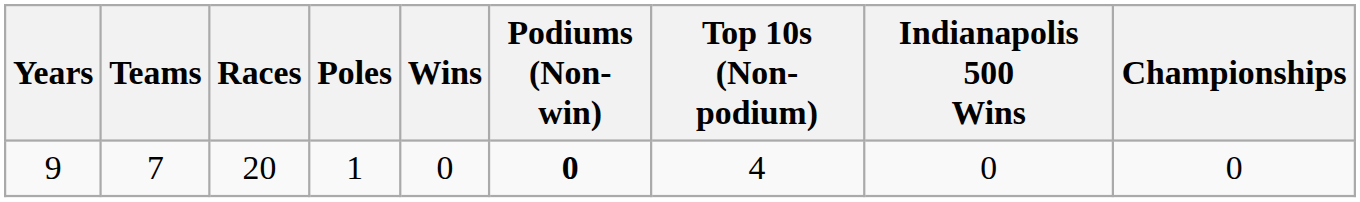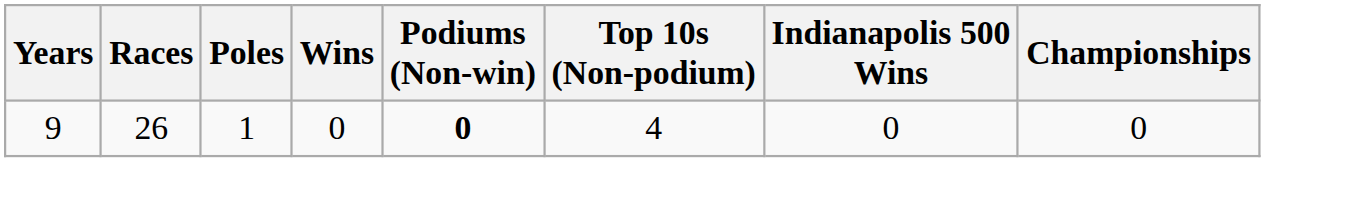- column: (155, 72)
(259, 168) 20 -> (151, 128) 26
